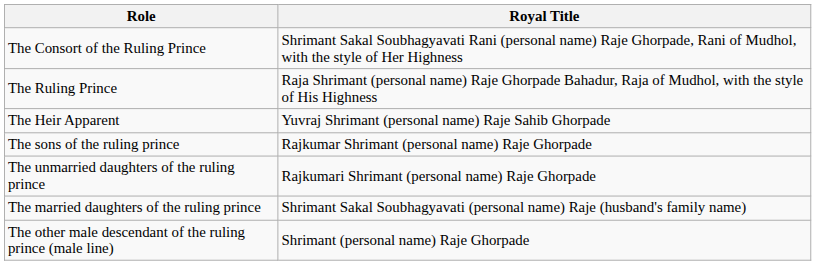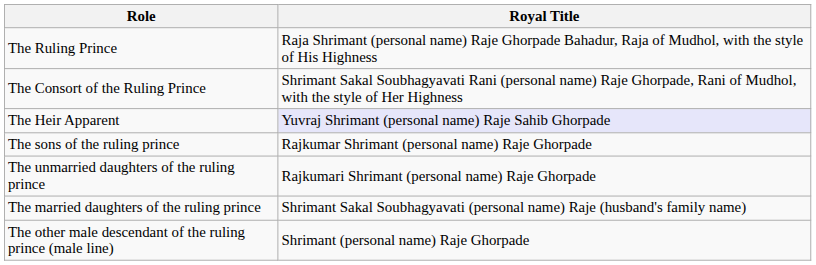rows swapped: (62, 88) <-> (107, 48)
(446, 120) no background -> (446, 120) lavender background
